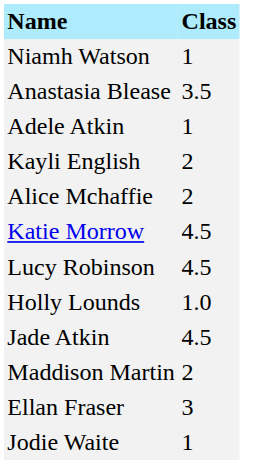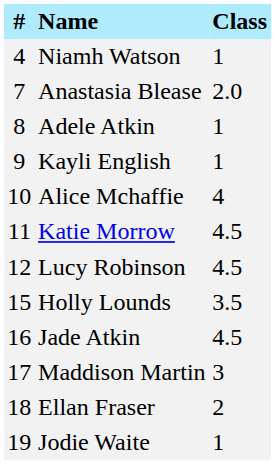+ column: (19, 21)
(197, 91) 3.5 -> (227, 91) 2.0
(188, 161) 2 -> (218, 161) 1
(188, 196) 2 -> (218, 196) 4
(197, 301) 1.0 -> (227, 301) 3.5
(188, 371) 2 -> (218, 371) 3
(188, 406) 3 -> (218, 406) 2
